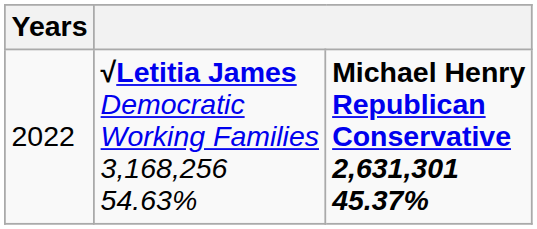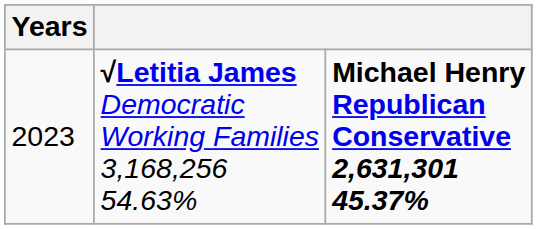(43, 136) 2022 -> (43, 136) 2023
